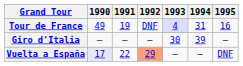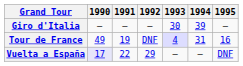rows swapped: (46, 40) <-> (46, 26)
(150, 54) lightsalmon background -> (150, 54) no background
